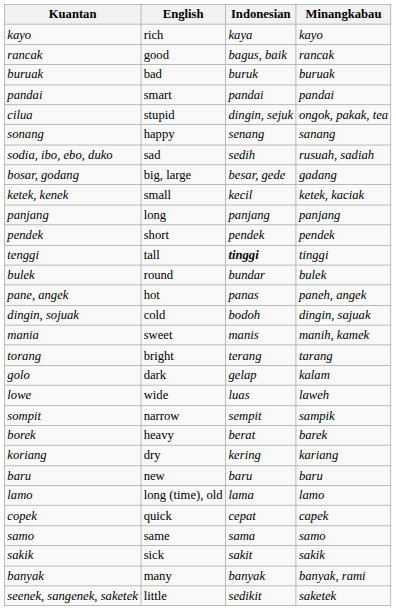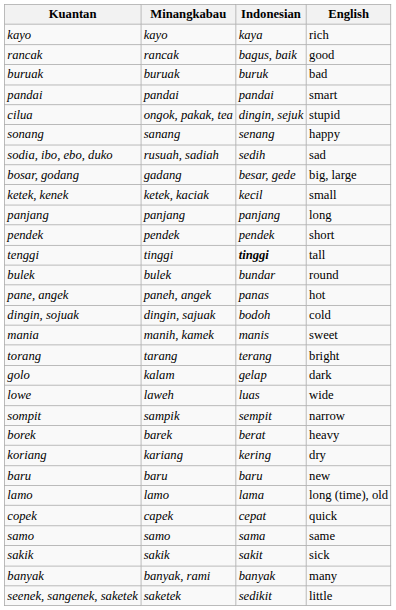columns swapped: (343, 14) <-> (183, 14)
